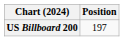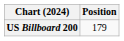(99, 28) 197 -> (99, 28) 179
